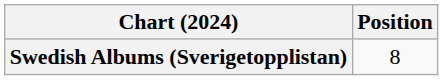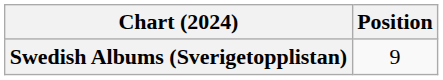(395, 56) 8 -> (395, 56) 9
